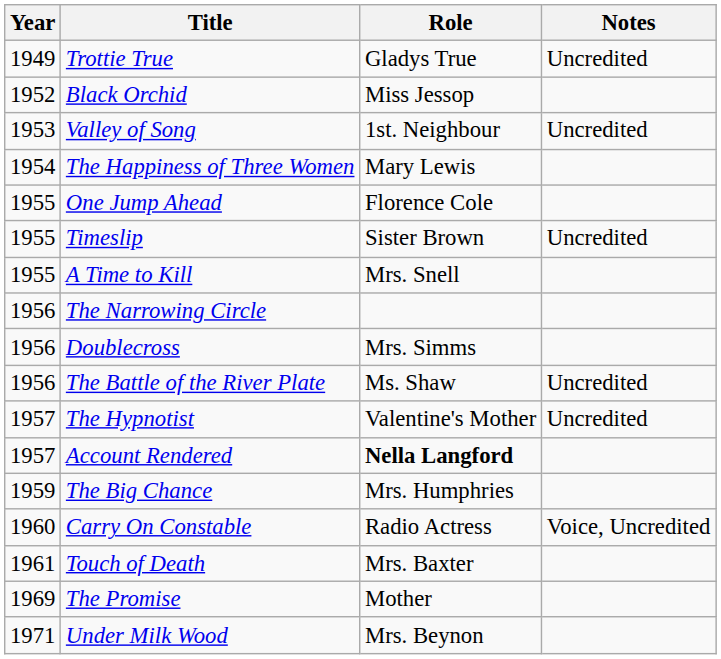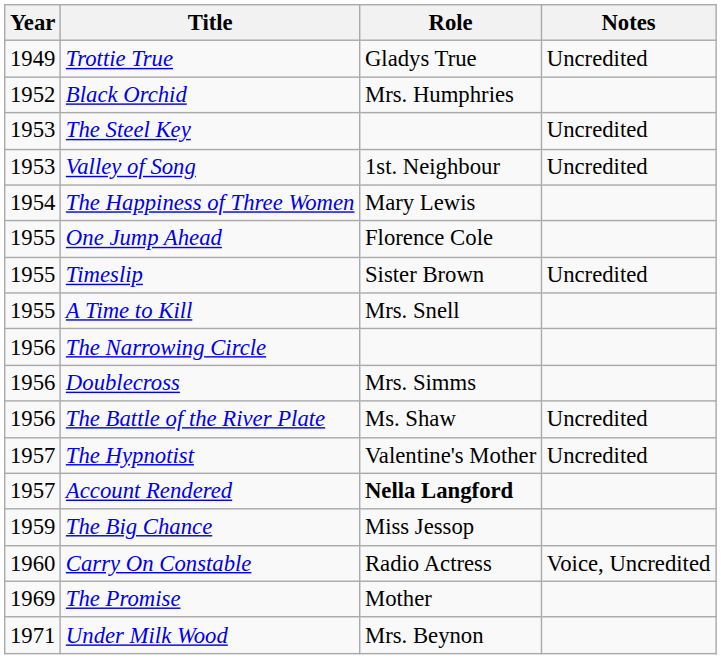(420, 94) Miss Jessop -> (439, 94) Mrs. Humphries
+ row: (128, 130)
(439, 490) Mrs. Humphries -> (420, 526) Miss Jessop
- row: (135, 563)
